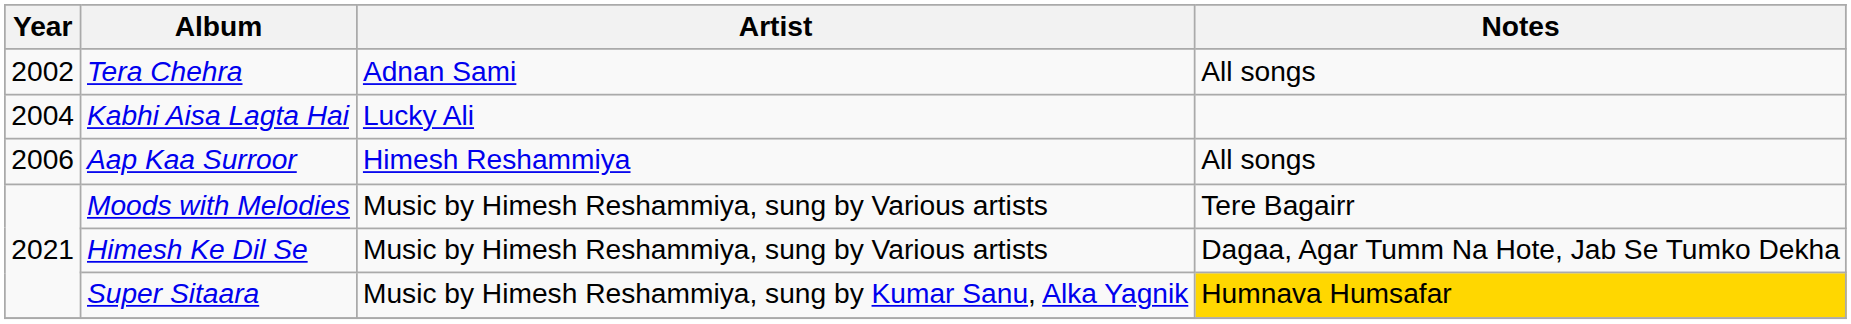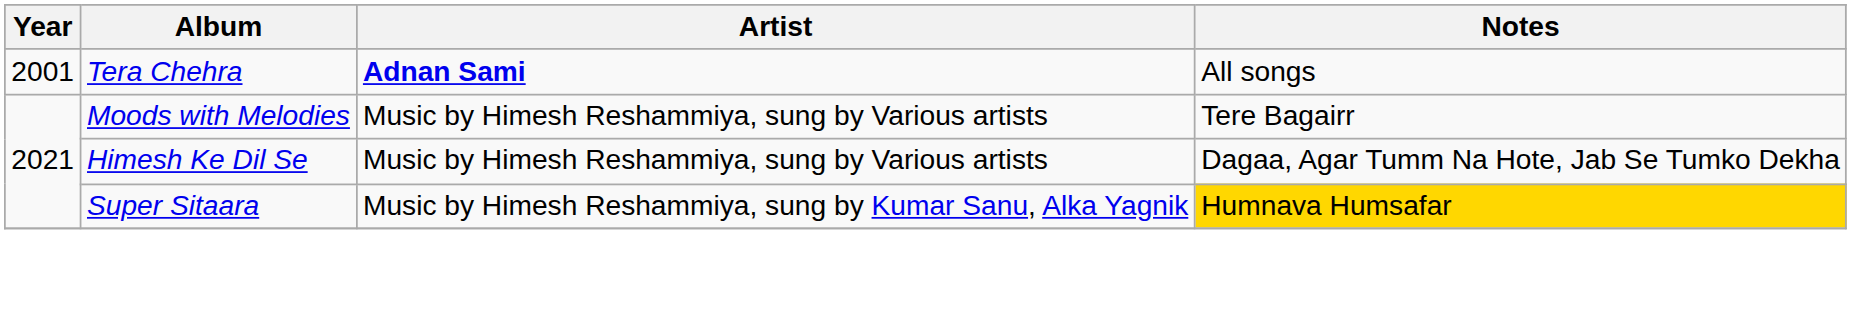(43, 71) 2002 -> (43, 71) 2001
(440, 71) normal -> (444, 71) bold
- row: (218, 116)
- row: (192, 160)
